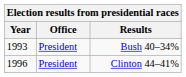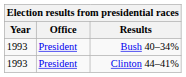(17, 64) 1996 -> (17, 64) 1993
